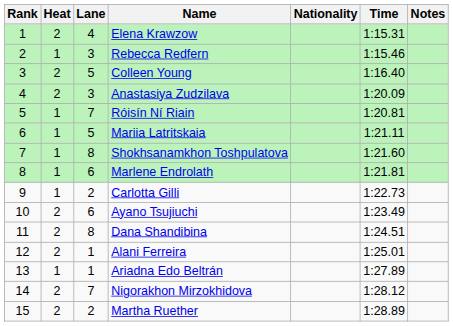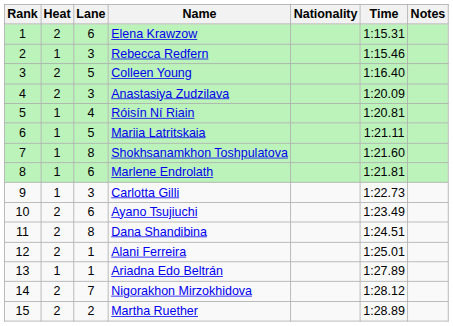(91, 34) 4 -> (91, 34) 6
(91, 113) 7 -> (91, 113) 4
(91, 192) 2 -> (91, 192) 3
